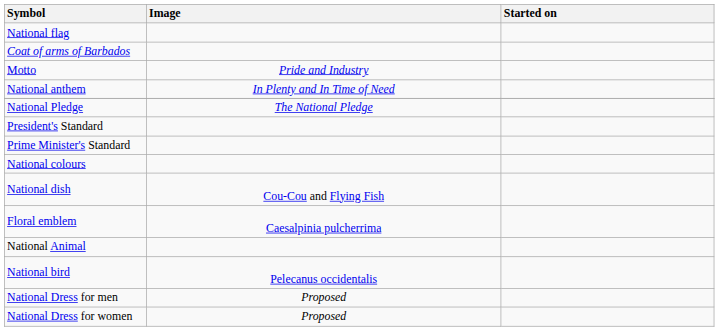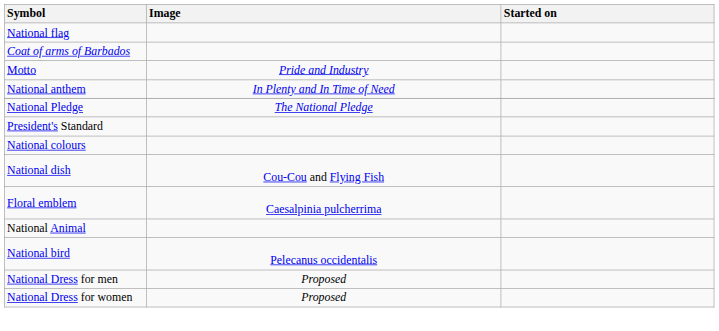- row: (69, 145)
